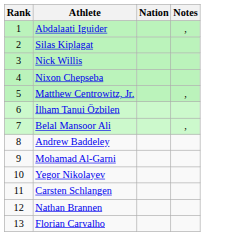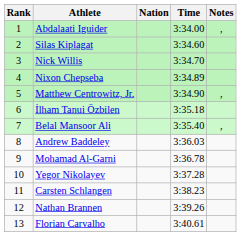+ column: (189, 12)
